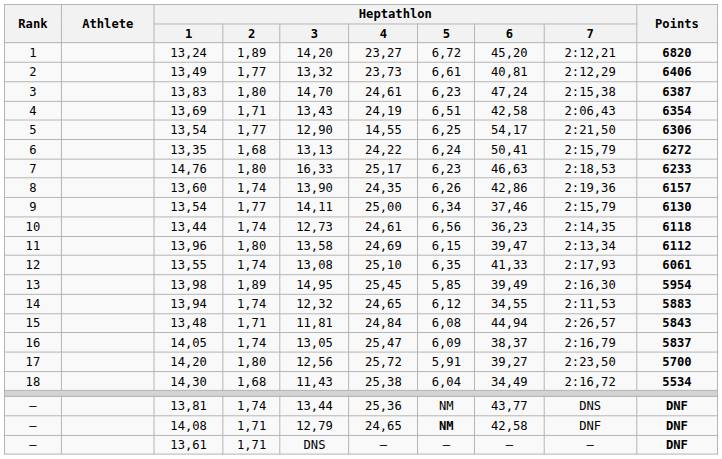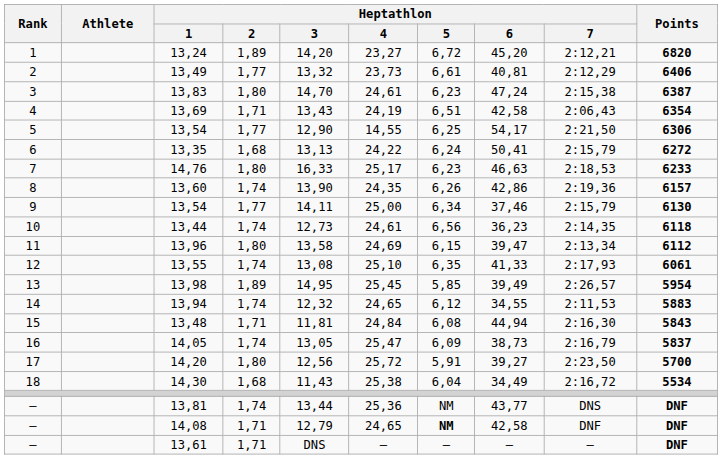(590, 285) 2:16,30 -> (590, 285) 2:26,57
(590, 323) 2:26,57 -> (590, 323) 2:16,30
(509, 343) 38,37 -> (509, 343) 38,73
